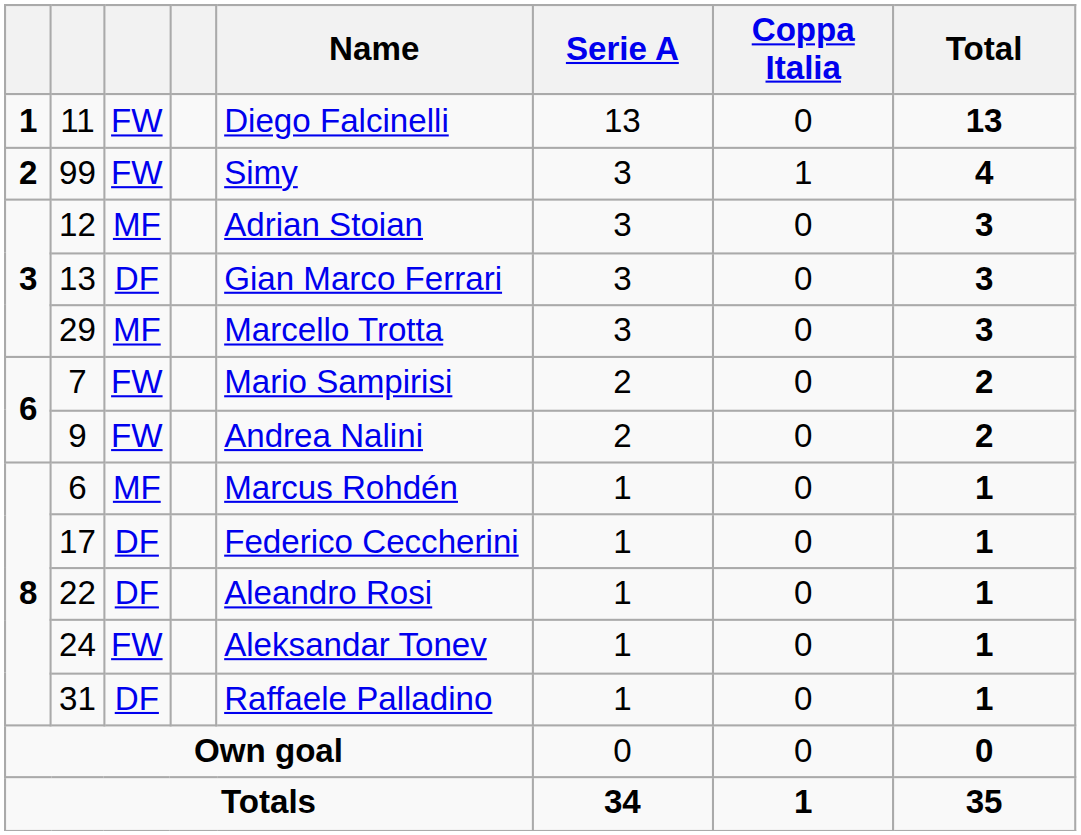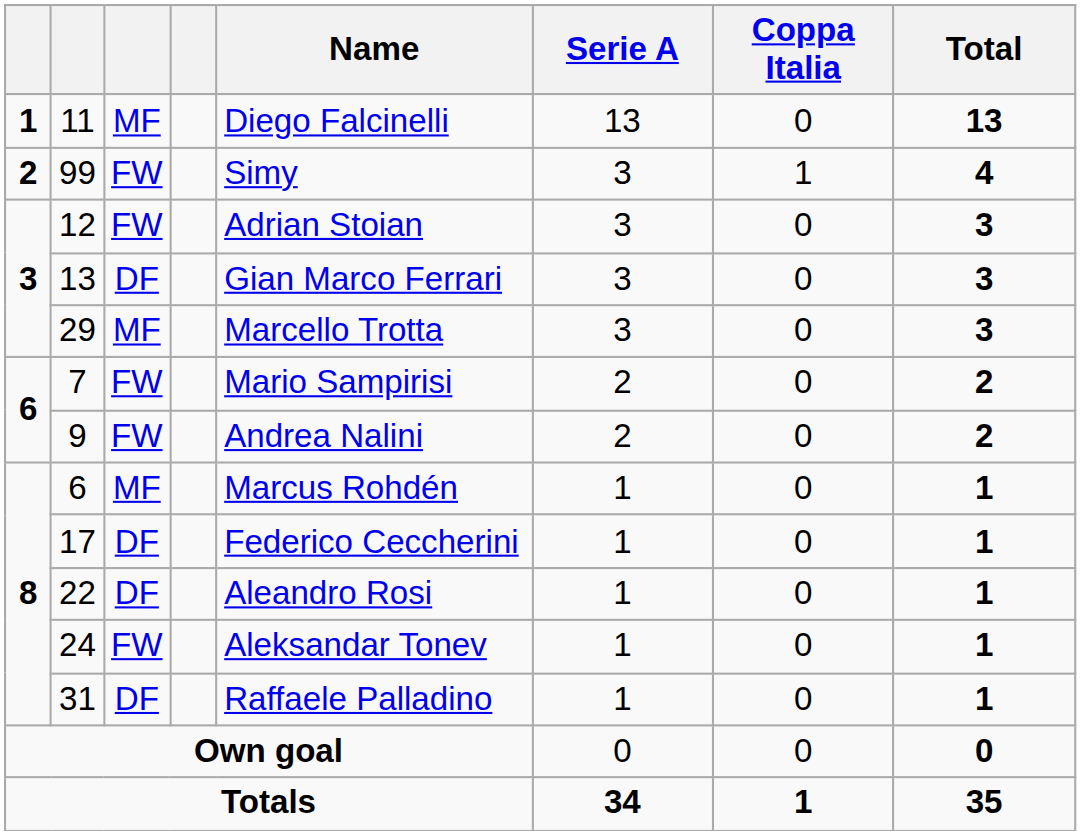(137, 120) FW -> (137, 120) MF
(137, 225) MF -> (137, 225) FW
